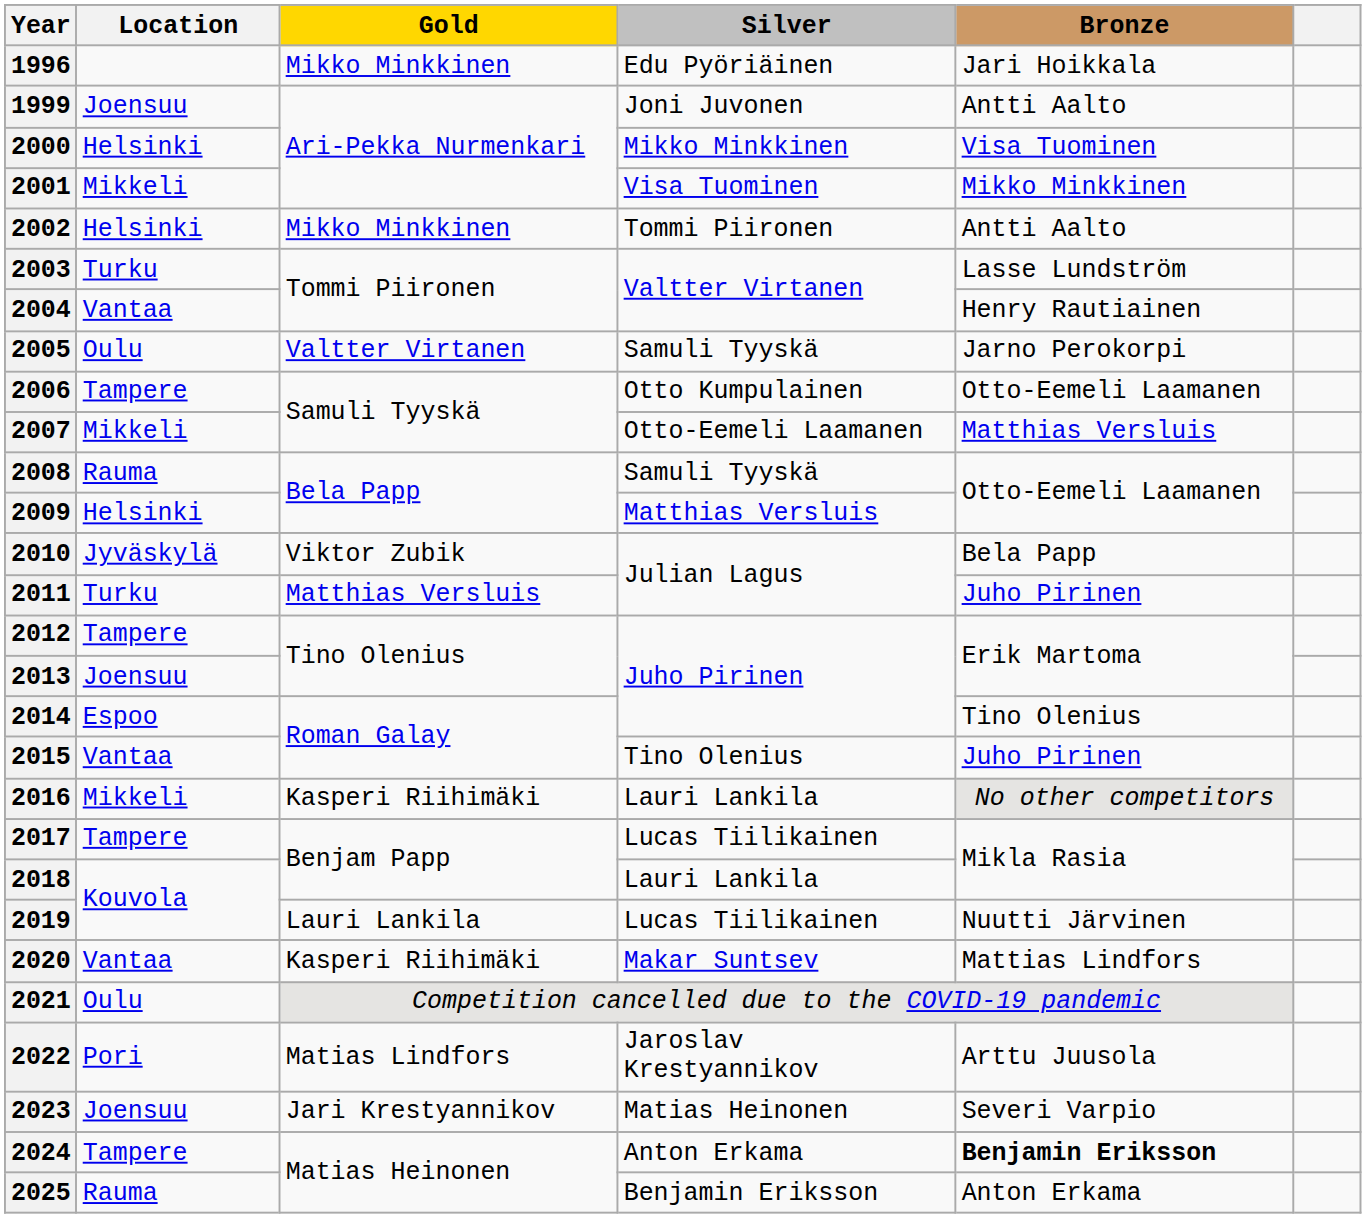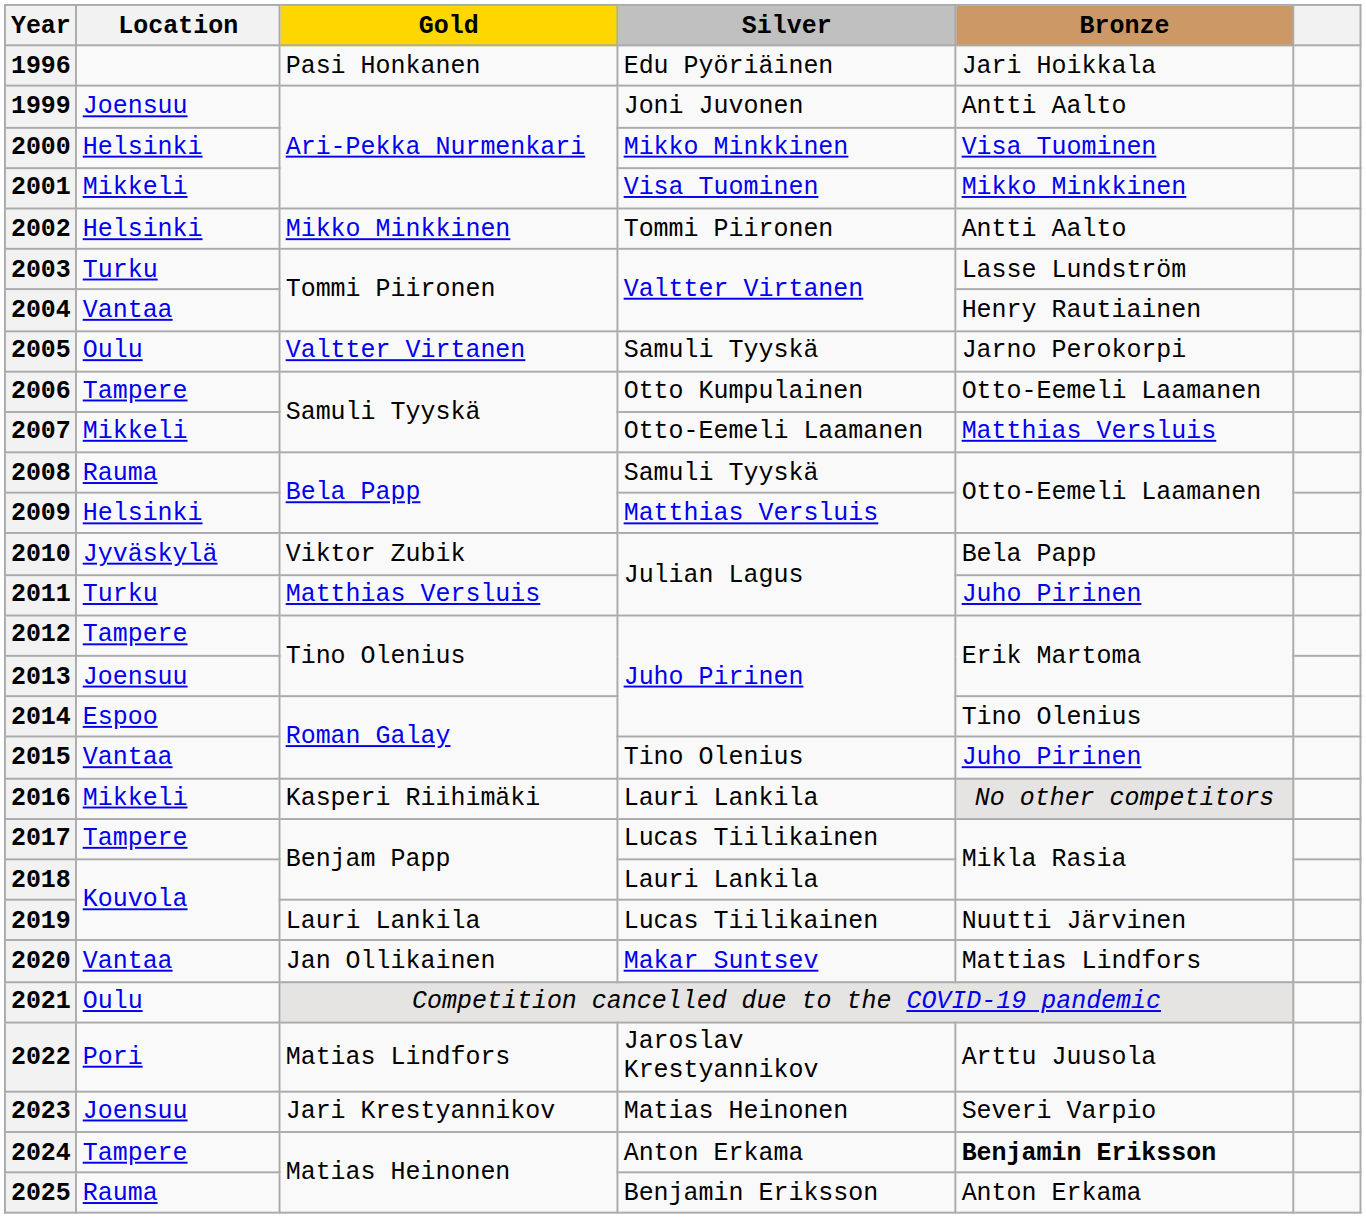(398, 66) Mikko Minkkinen -> (383, 66) Pasi Honkanen
(413, 961) Kasperi Riihimäki -> (391, 961) Jan Ollikainen
